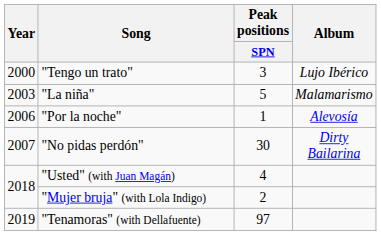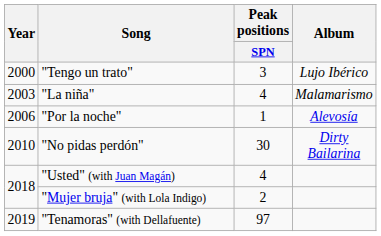(263, 94) 5 -> (263, 94) 4
(21, 146) 2007 -> (21, 146) 2010
